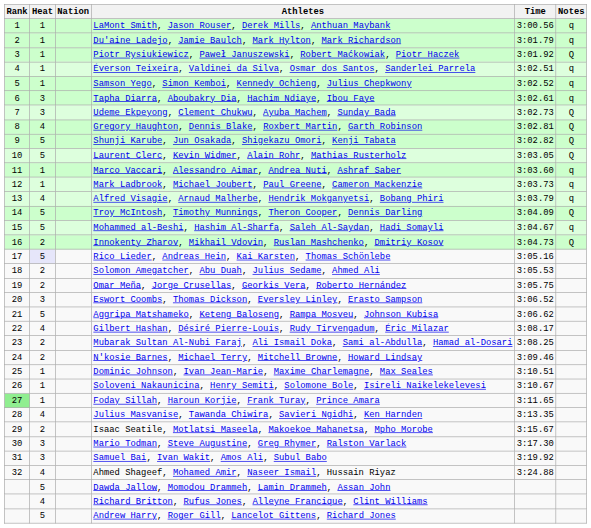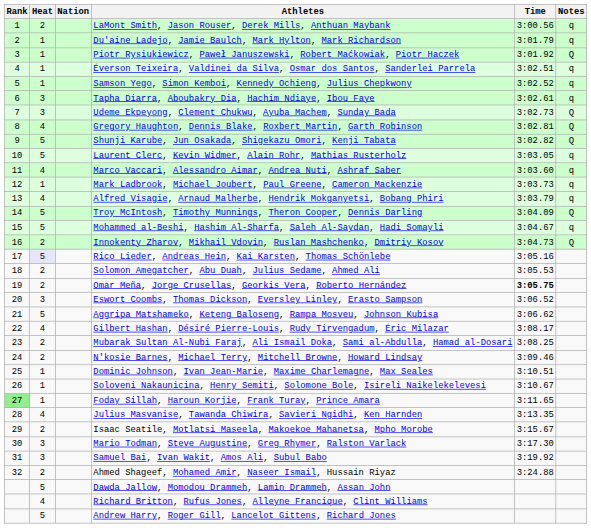(42, 26) 1 -> (42, 26) 2
(571, 156) Q -> (571, 156) q
(42, 170) 1 -> (42, 170) 4
(535, 285) normal -> (535, 285) bold
(42, 473) 4 -> (42, 473) 2
